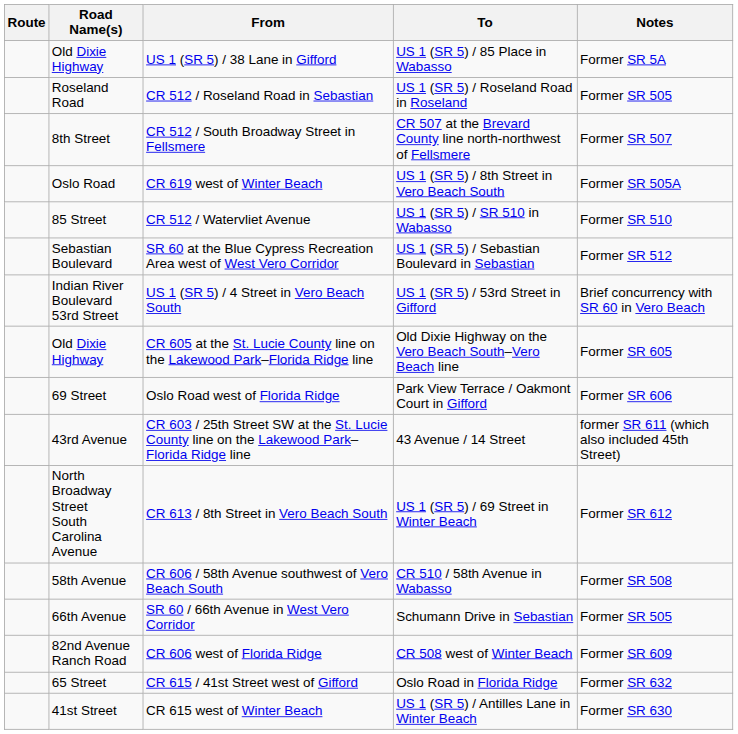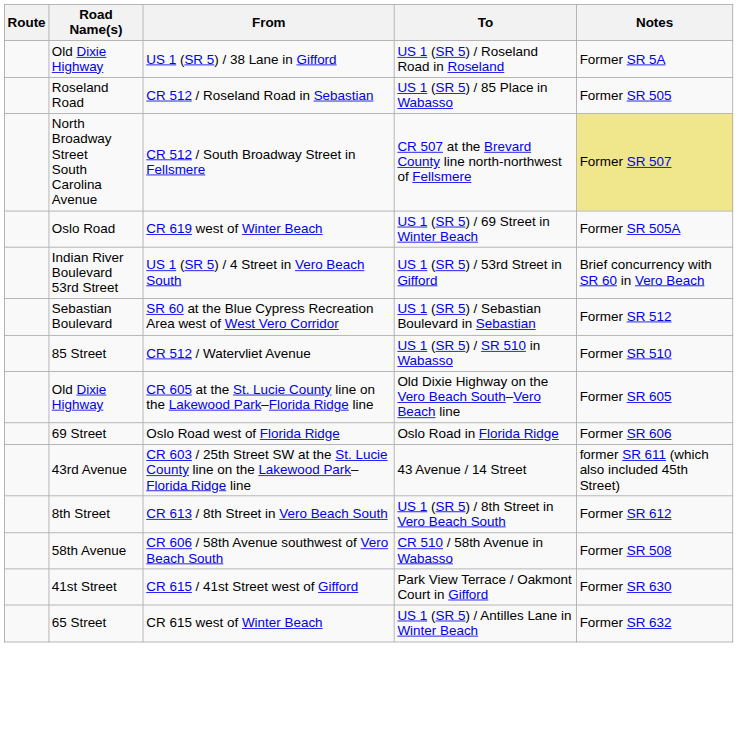(471, 59) US 1 (SR 5) / 85 Place in Wabasso -> (468, 59) US 1 (SR 5) / Roseland Road in Roseland
(484, 95) US 1 (SR 5) / Roseland Road in Roseland -> (472, 95) US 1 (SR 5) / 85 Place in Wabasso
(81, 139) 8th Street -> (82, 162) North Broadway Street South Carolina Avenue
(626, 139) no background -> (626, 162) khaki background
(474, 183) US 1 (SR 5) / 8th Street in Vero Beach South -> (474, 228) US 1 (SR 5) / 69 Street in Winter Beach
rows swapped: (228, 220) <-> (255, 300)
(483, 395) Park View Terrace / Oakmont Court in Gifford -> (478, 433) Oslo Road in Florida Ridge
(82, 514) North Broadway Street South Carolina Avenue -> (81, 514) 8th Street
(472, 514) US 1 (SR 5) / 69 Street in Winter Beach -> (475, 514) US 1 (SR 5) / 8th Street in Vero Beach South
- row: (247, 617)
- row: (234, 653)
(79, 682) 65 Street -> (84, 587) 41st Street
(477, 682) Oslo Road in Florida Ridge -> (485, 587) Park View Terrace / Oakmont Court in Gifford
(626, 682) Former SR 632 -> (626, 587) Former SR 630
(84, 711) 41st Street -> (79, 623) 65 Street
(626, 711) Former SR 630 -> (626, 623) Former SR 632
